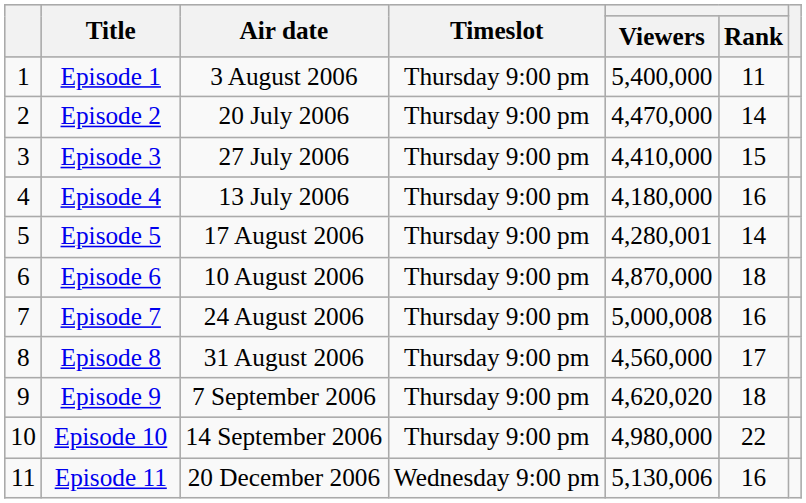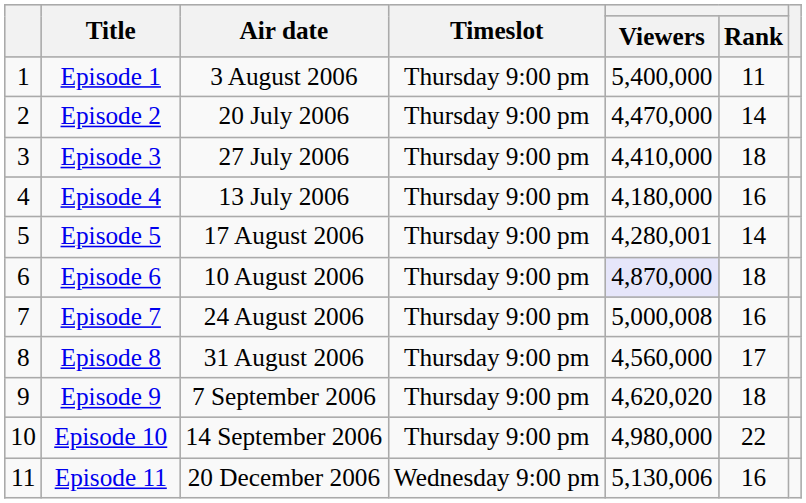(754, 156) 15 -> (754, 156) 18
(662, 276) no background -> (662, 276) lavender background
